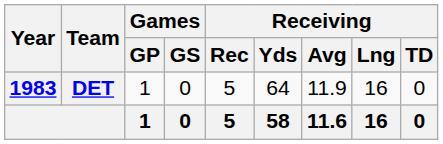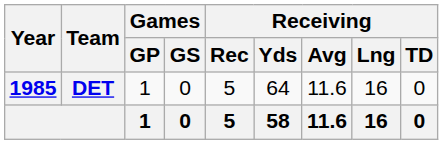(33, 88) 1983 -> (33, 88) 1985
(327, 88) 11.9 -> (327, 88) 11.6
